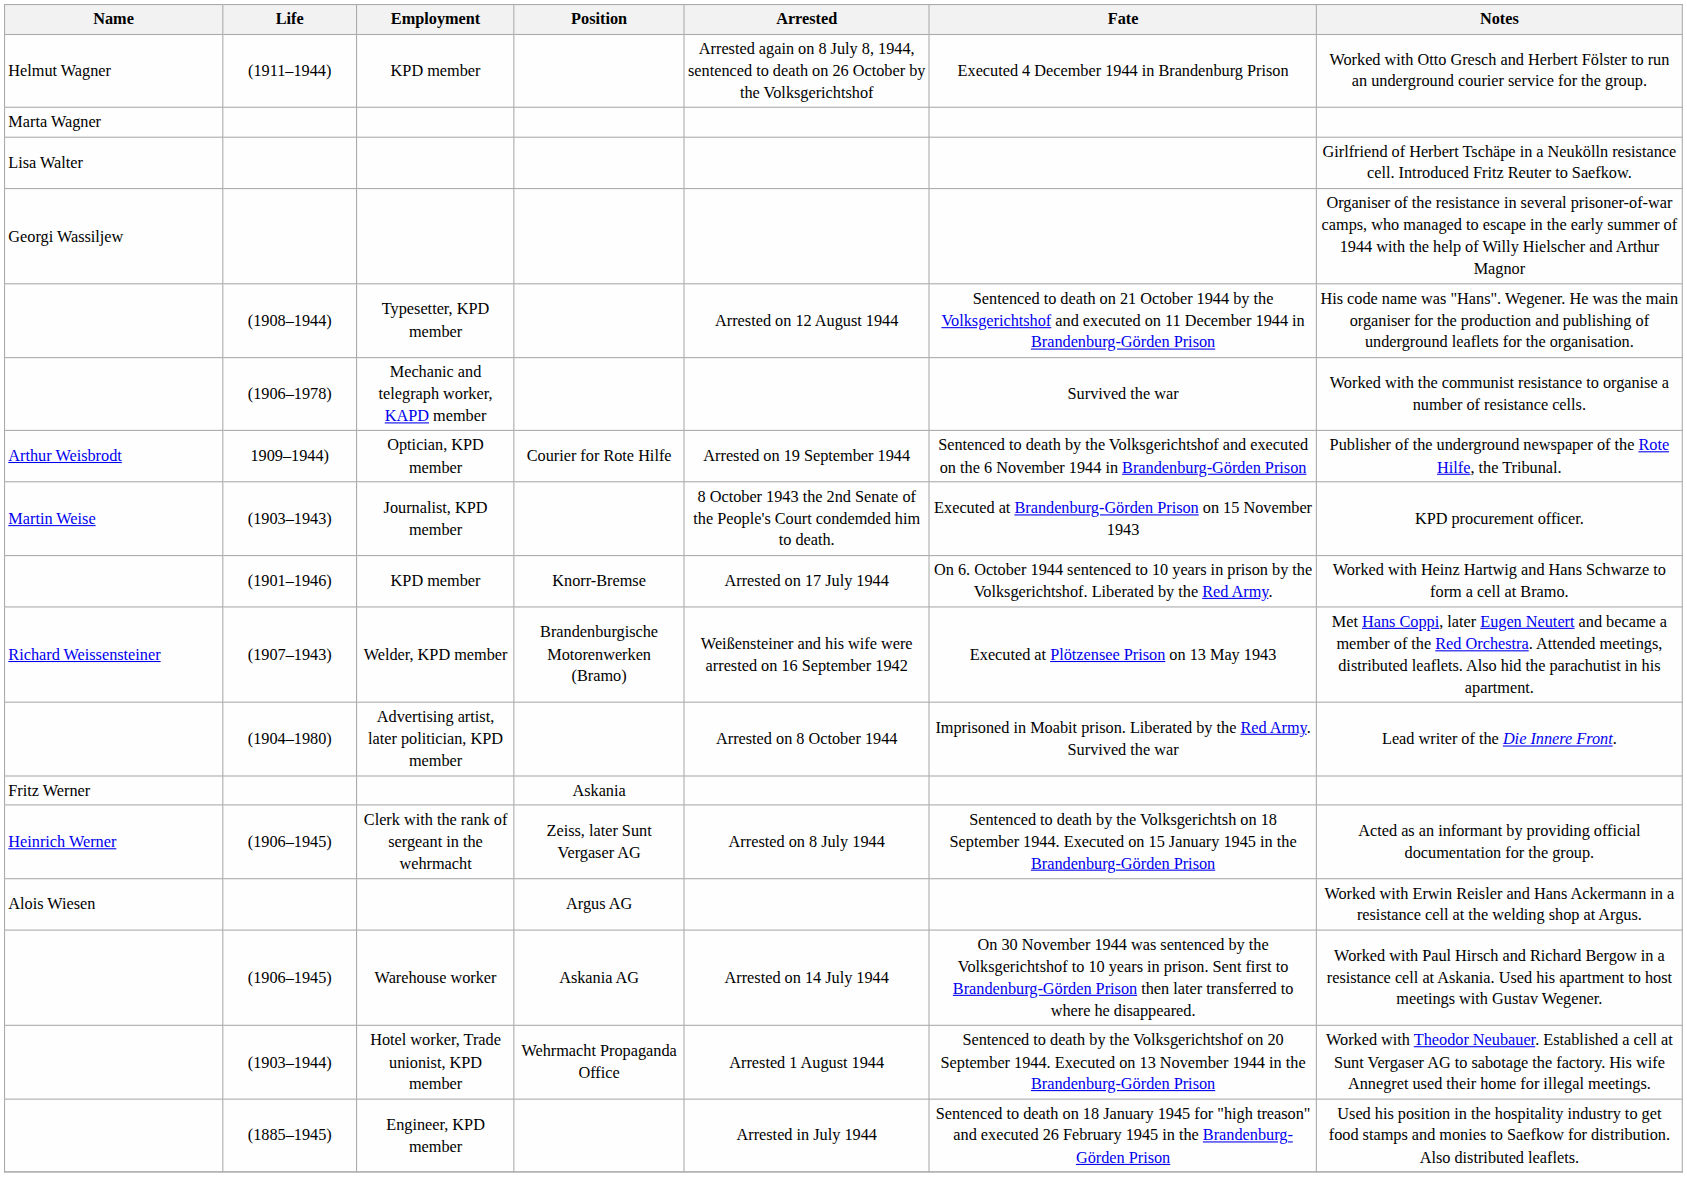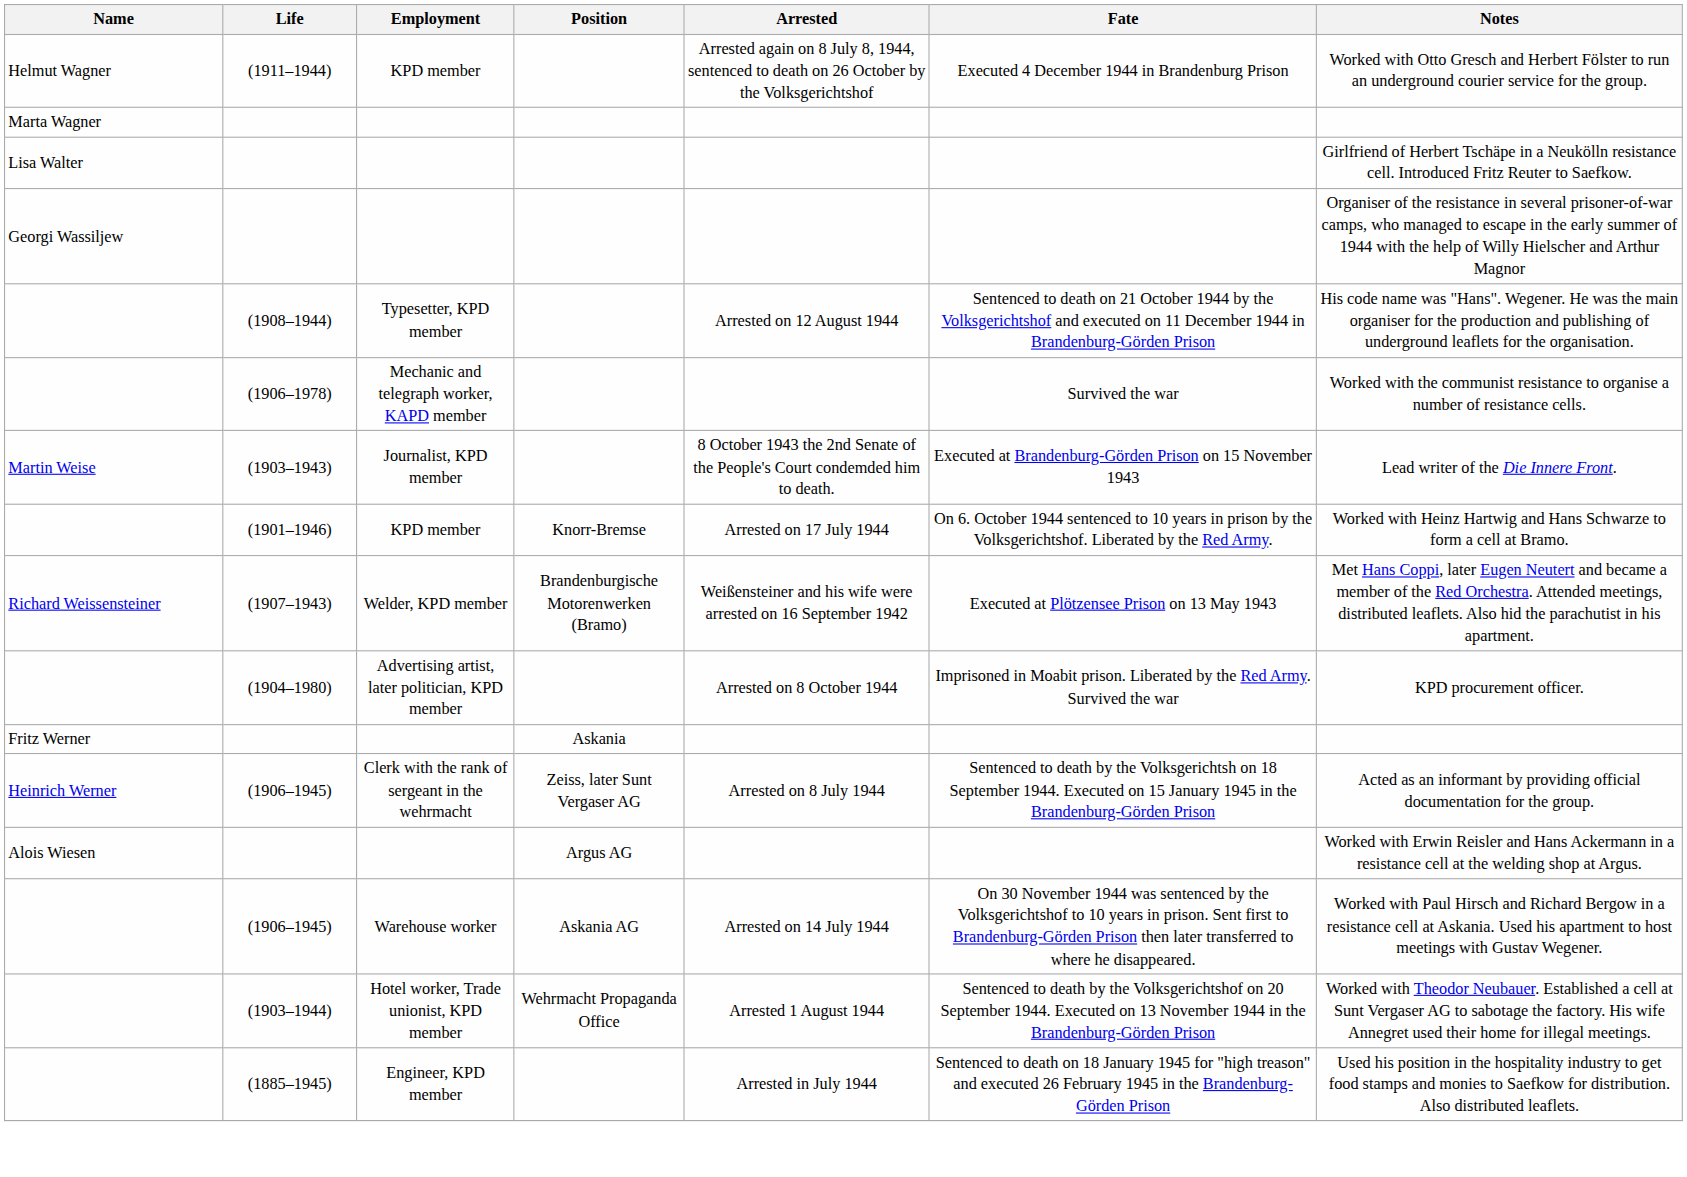- row: (65, 456)
(1499, 518) KPD procurement officer. -> (1499, 467) Lead writer of the Die Innere Front.
(1499, 738) Lead writer of the Die Innere Front. -> (1499, 687) KPD procurement officer.
